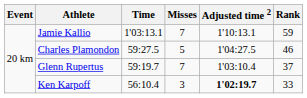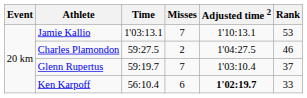(288, 33) 59 -> (288, 33) 53
(182, 50) 5 -> (182, 50) 2
(182, 84) 3 -> (182, 84) 6
